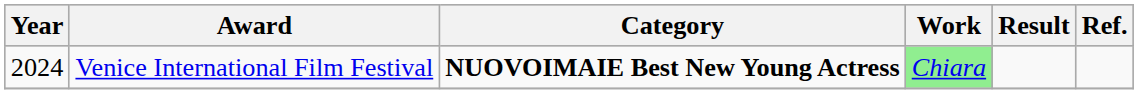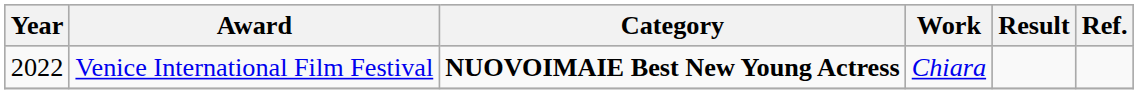(37, 66) 2024 -> (37, 66) 2022
(949, 66) lightgreen background -> (949, 66) no background
